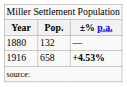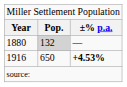(47, 43) no background -> (47, 43) lightgrey background
(47, 58) 658 -> (47, 58) 650
